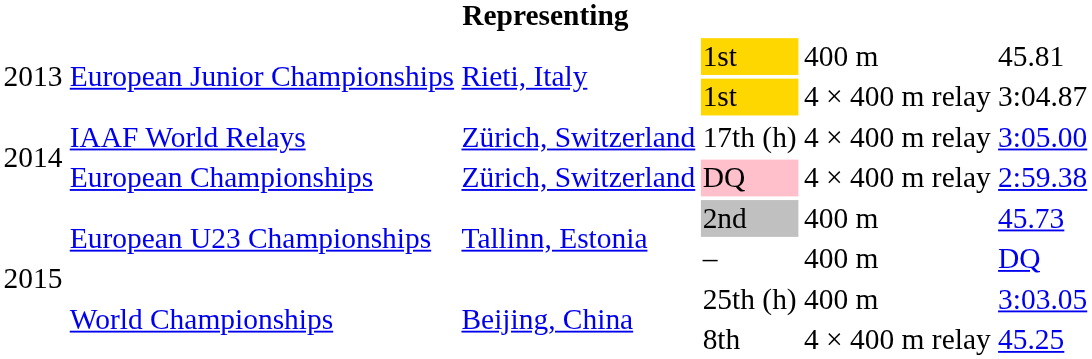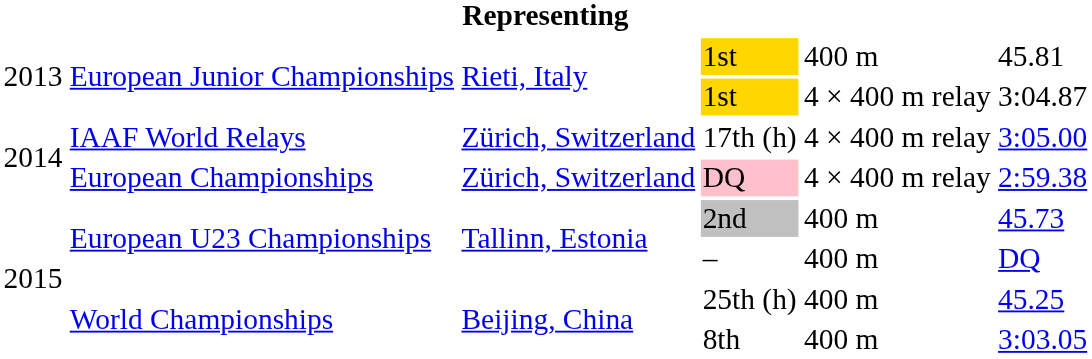(1043, 299) 3:03.05 -> (1031, 299) 45.25
(897, 339) 4 × 400 m relay -> (841, 339) 400 m
(1031, 339) 45.25 -> (1043, 339) 3:03.05
